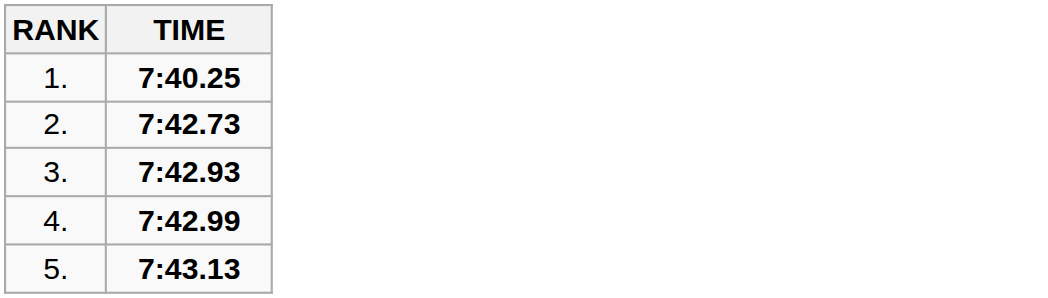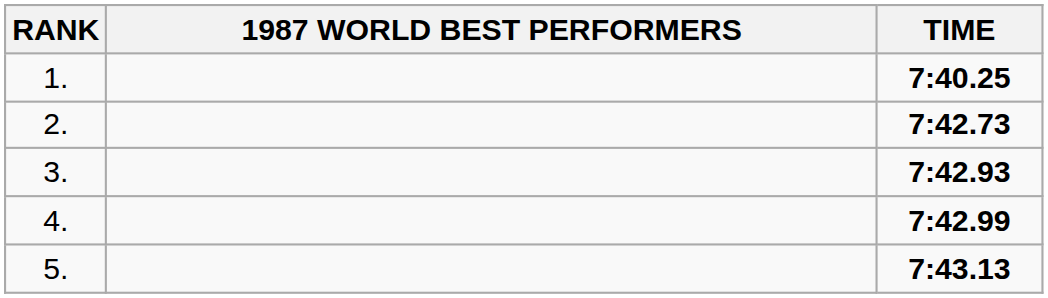+ column: (492, 29)
